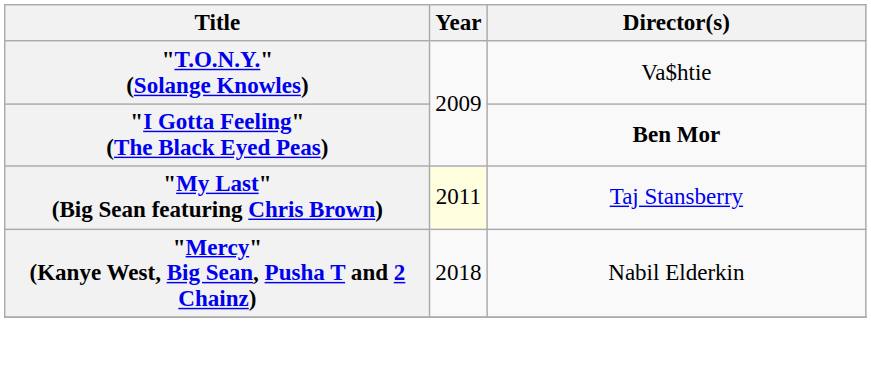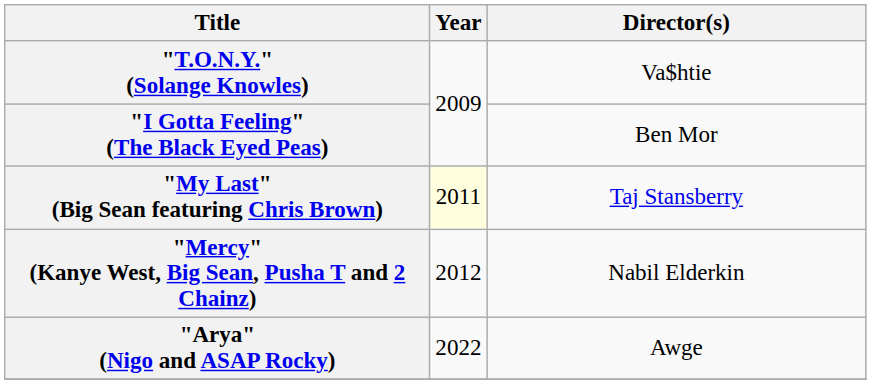(676, 134) bold -> (676, 134) normal
(458, 272) 2018 -> (458, 272) 2012
+ row: (217, 348)
